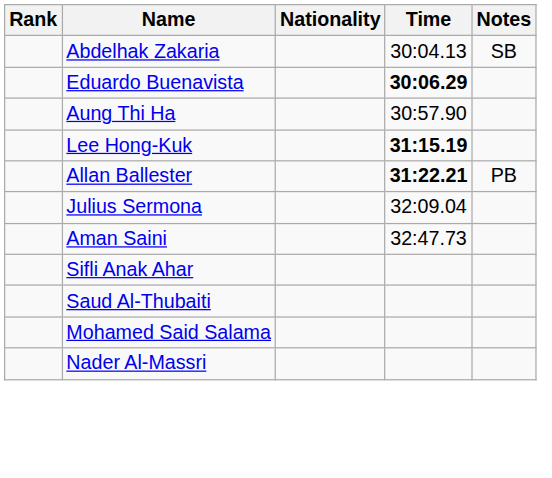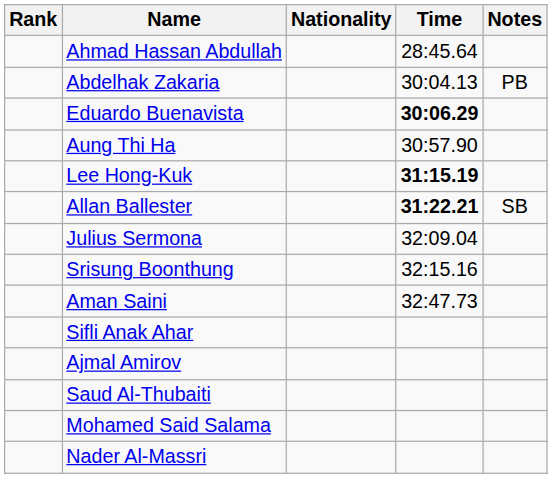+ row: (174, 51)
(504, 51) SB -> (515, 82) PB
(504, 176) PB -> (515, 207) SB
+ row: (150, 269)
+ row: (124, 363)
